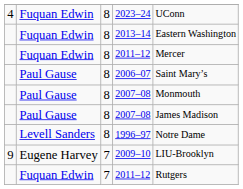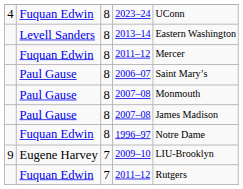(56, 34) Fuquan Edwin -> (57, 34) Levell Sanders
(57, 134) Levell Sanders -> (56, 134) Fuquan Edwin
